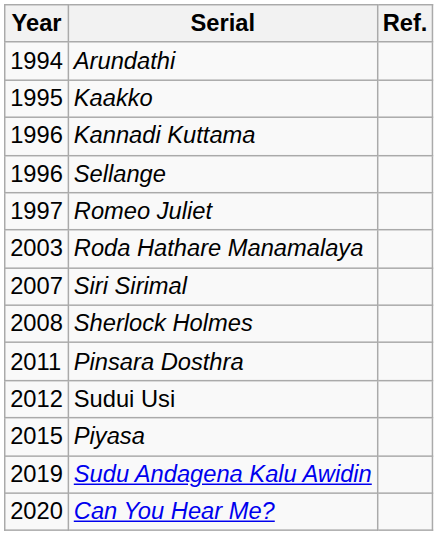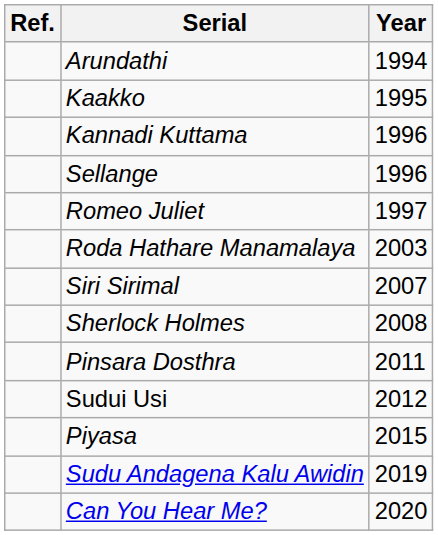columns swapped: (37, 23) <-> (405, 23)
